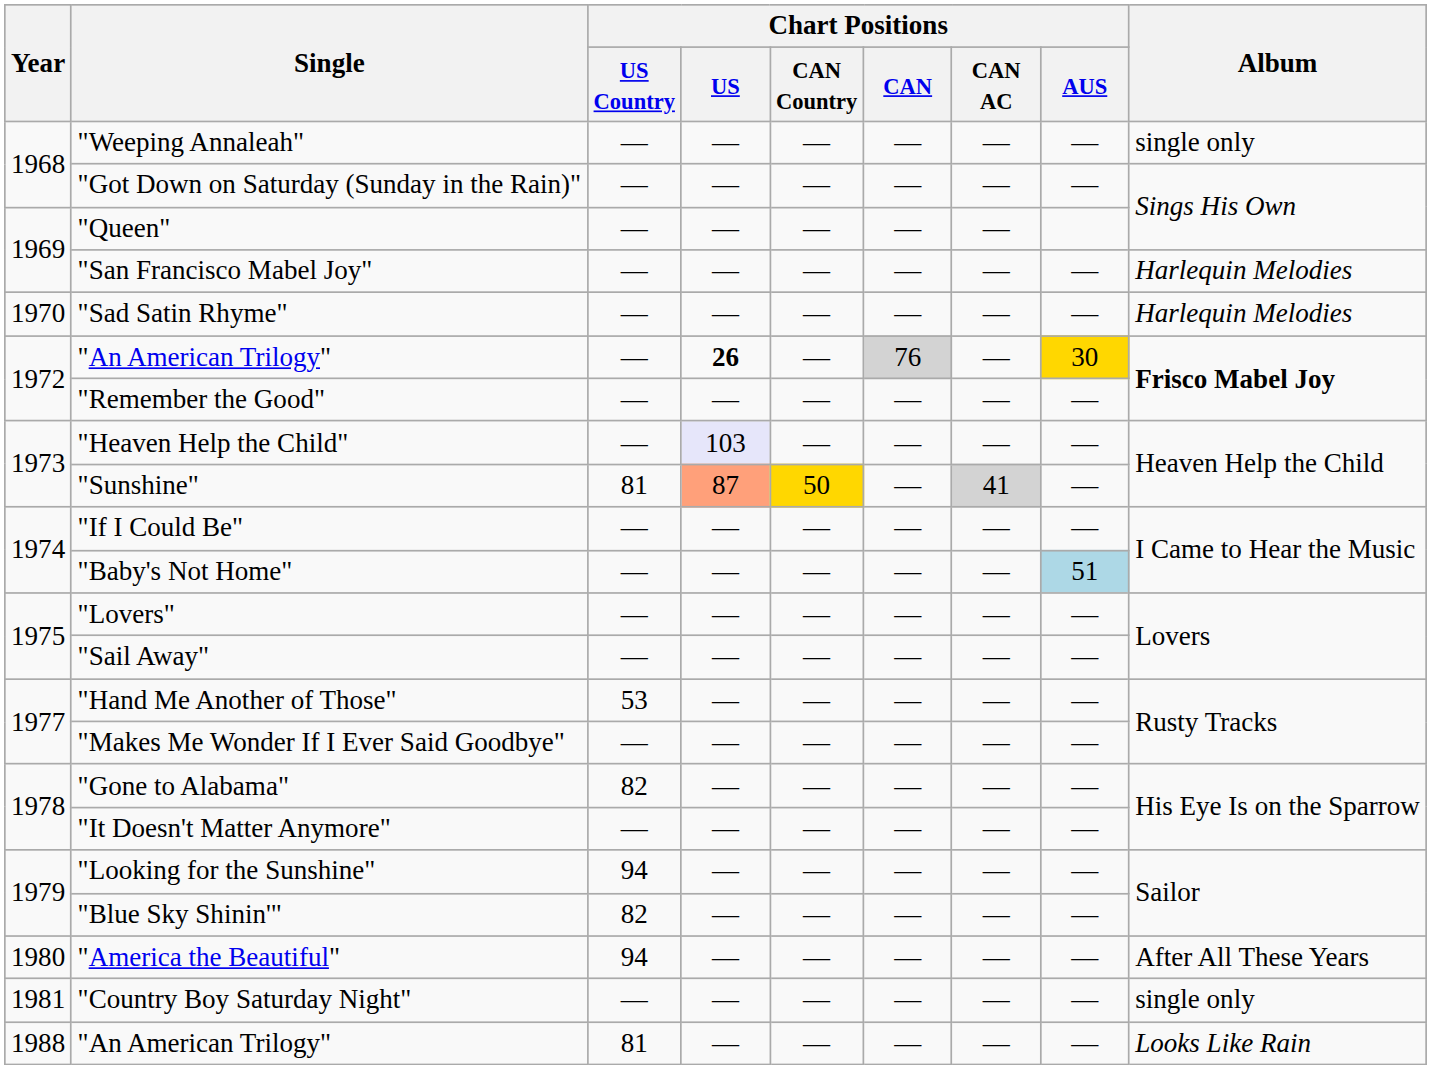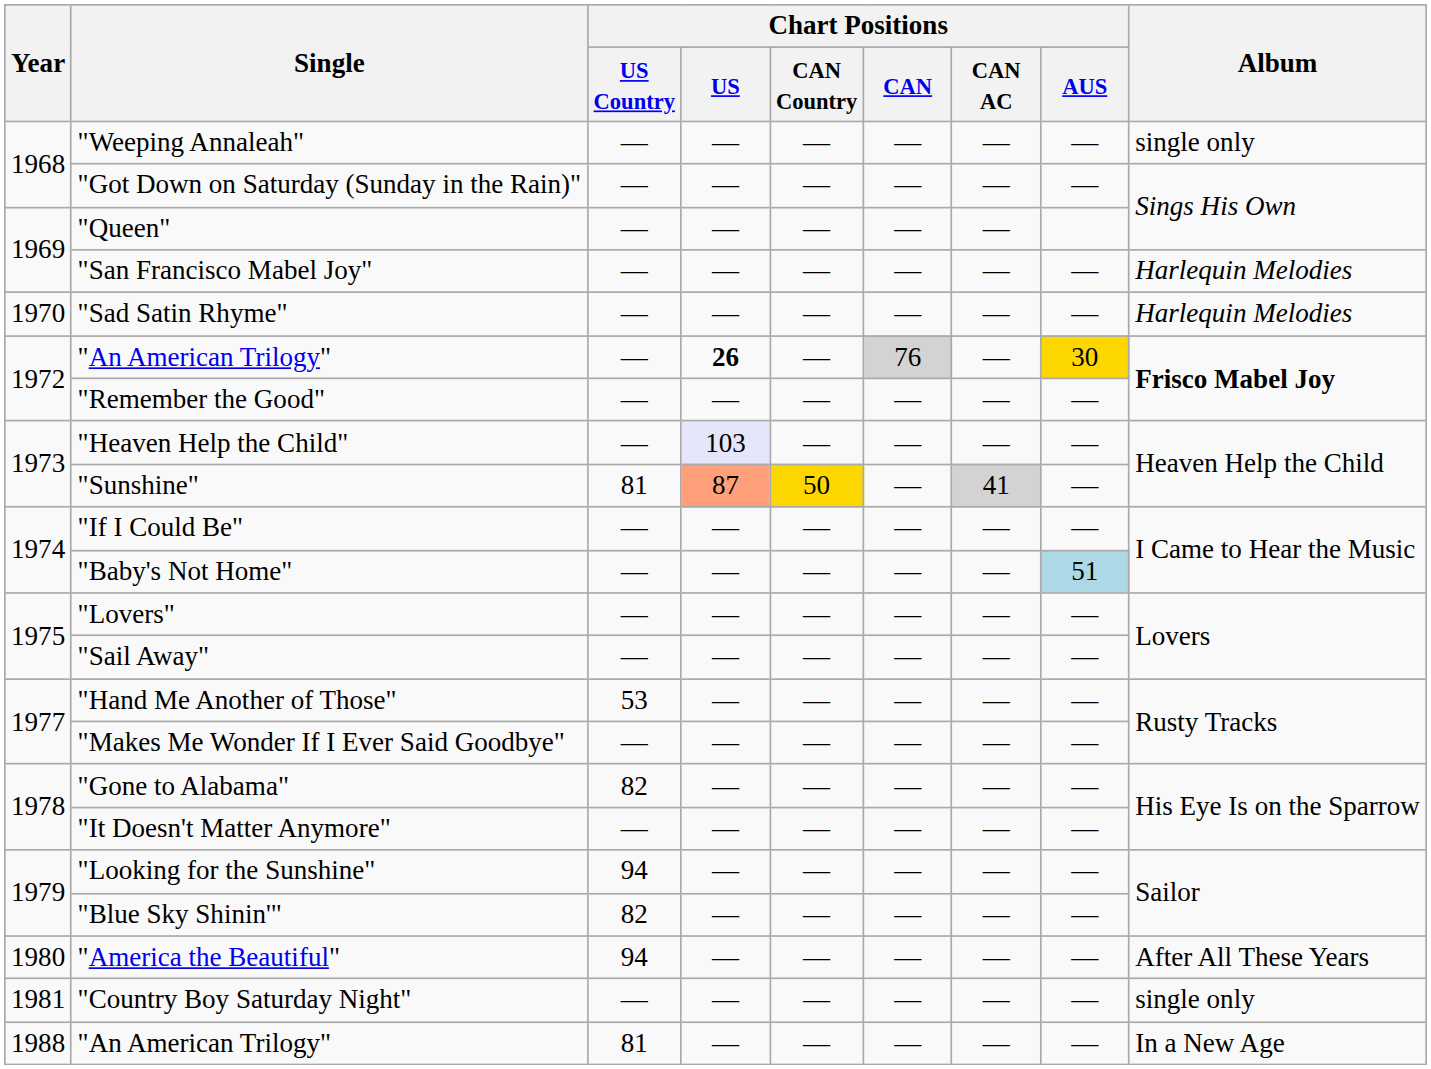(1223, 1042) Looks Like Rain -> (1210, 1042) In a New Age
